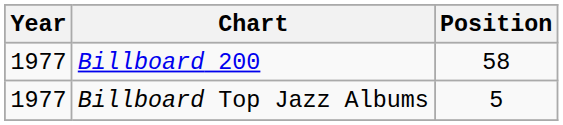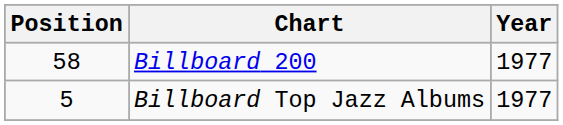columns swapped: (39, 24) <-> (496, 24)
